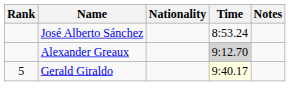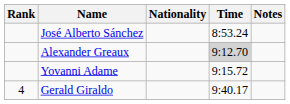+ row: (79, 71)
(21, 71) 5 -> (21, 90) 4
(230, 71) lightyellow background -> (230, 90) no background
